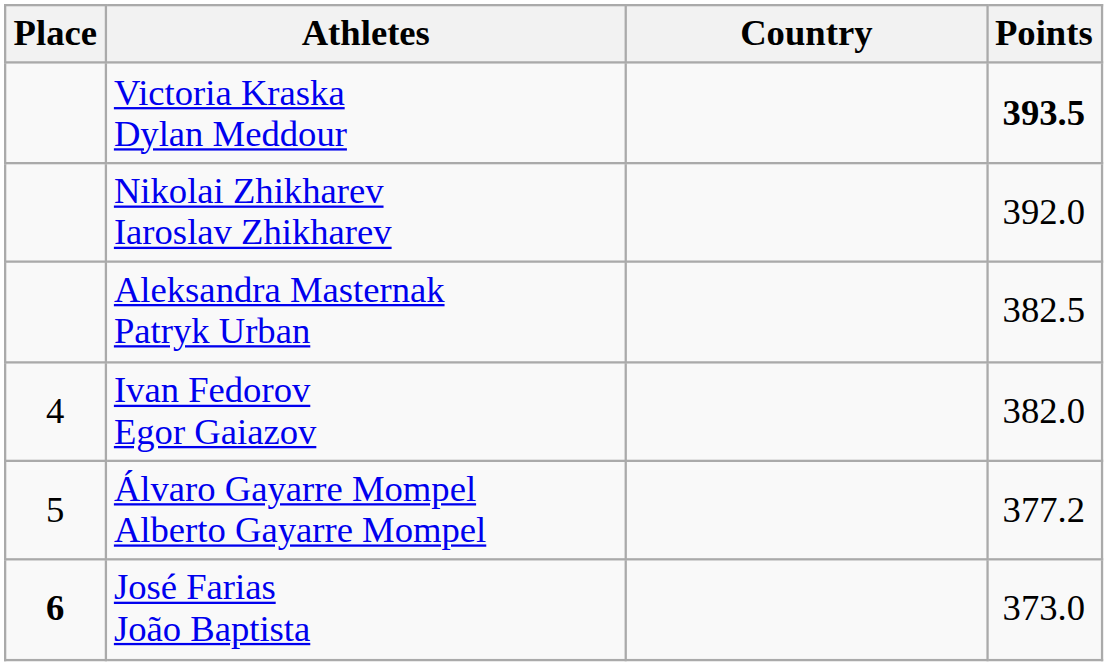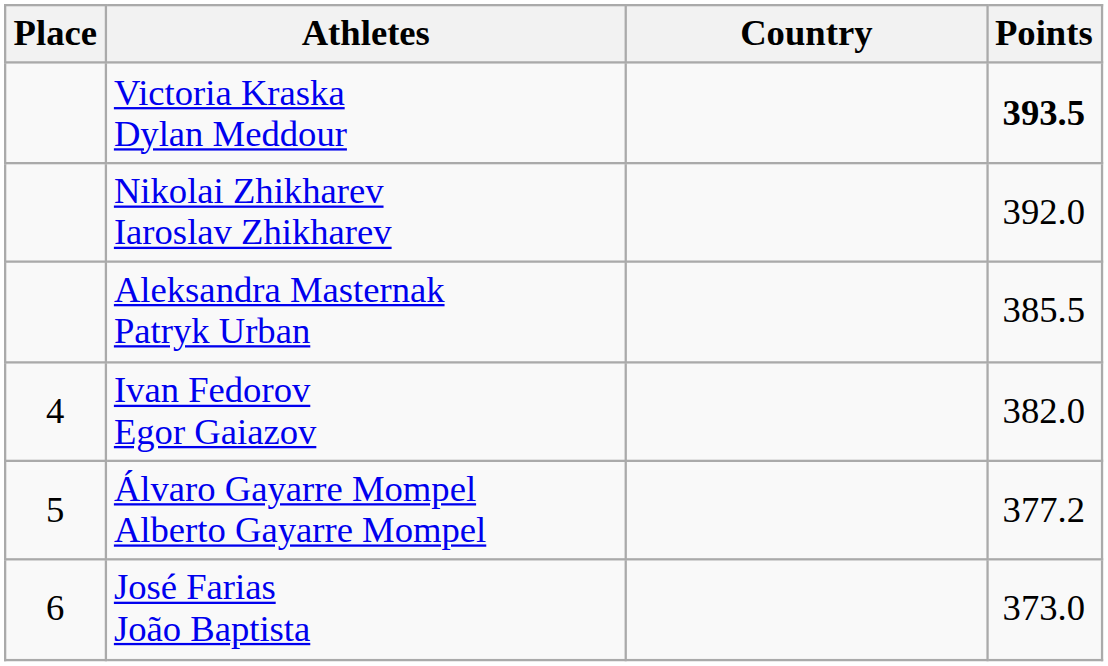(1044, 310) 382.5 -> (1044, 310) 385.5
(55, 608) bold -> (55, 608) normal
